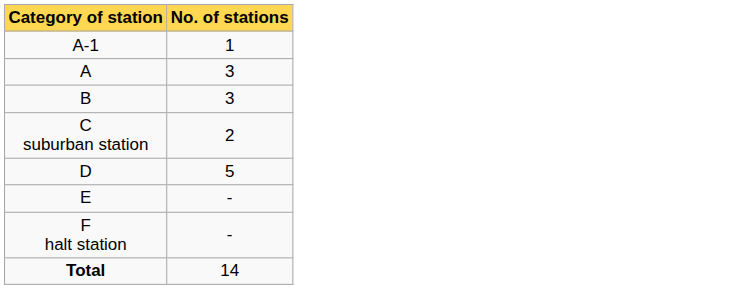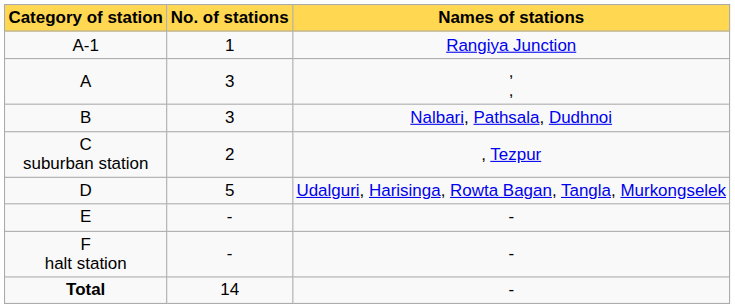+ column: (511, 17)
